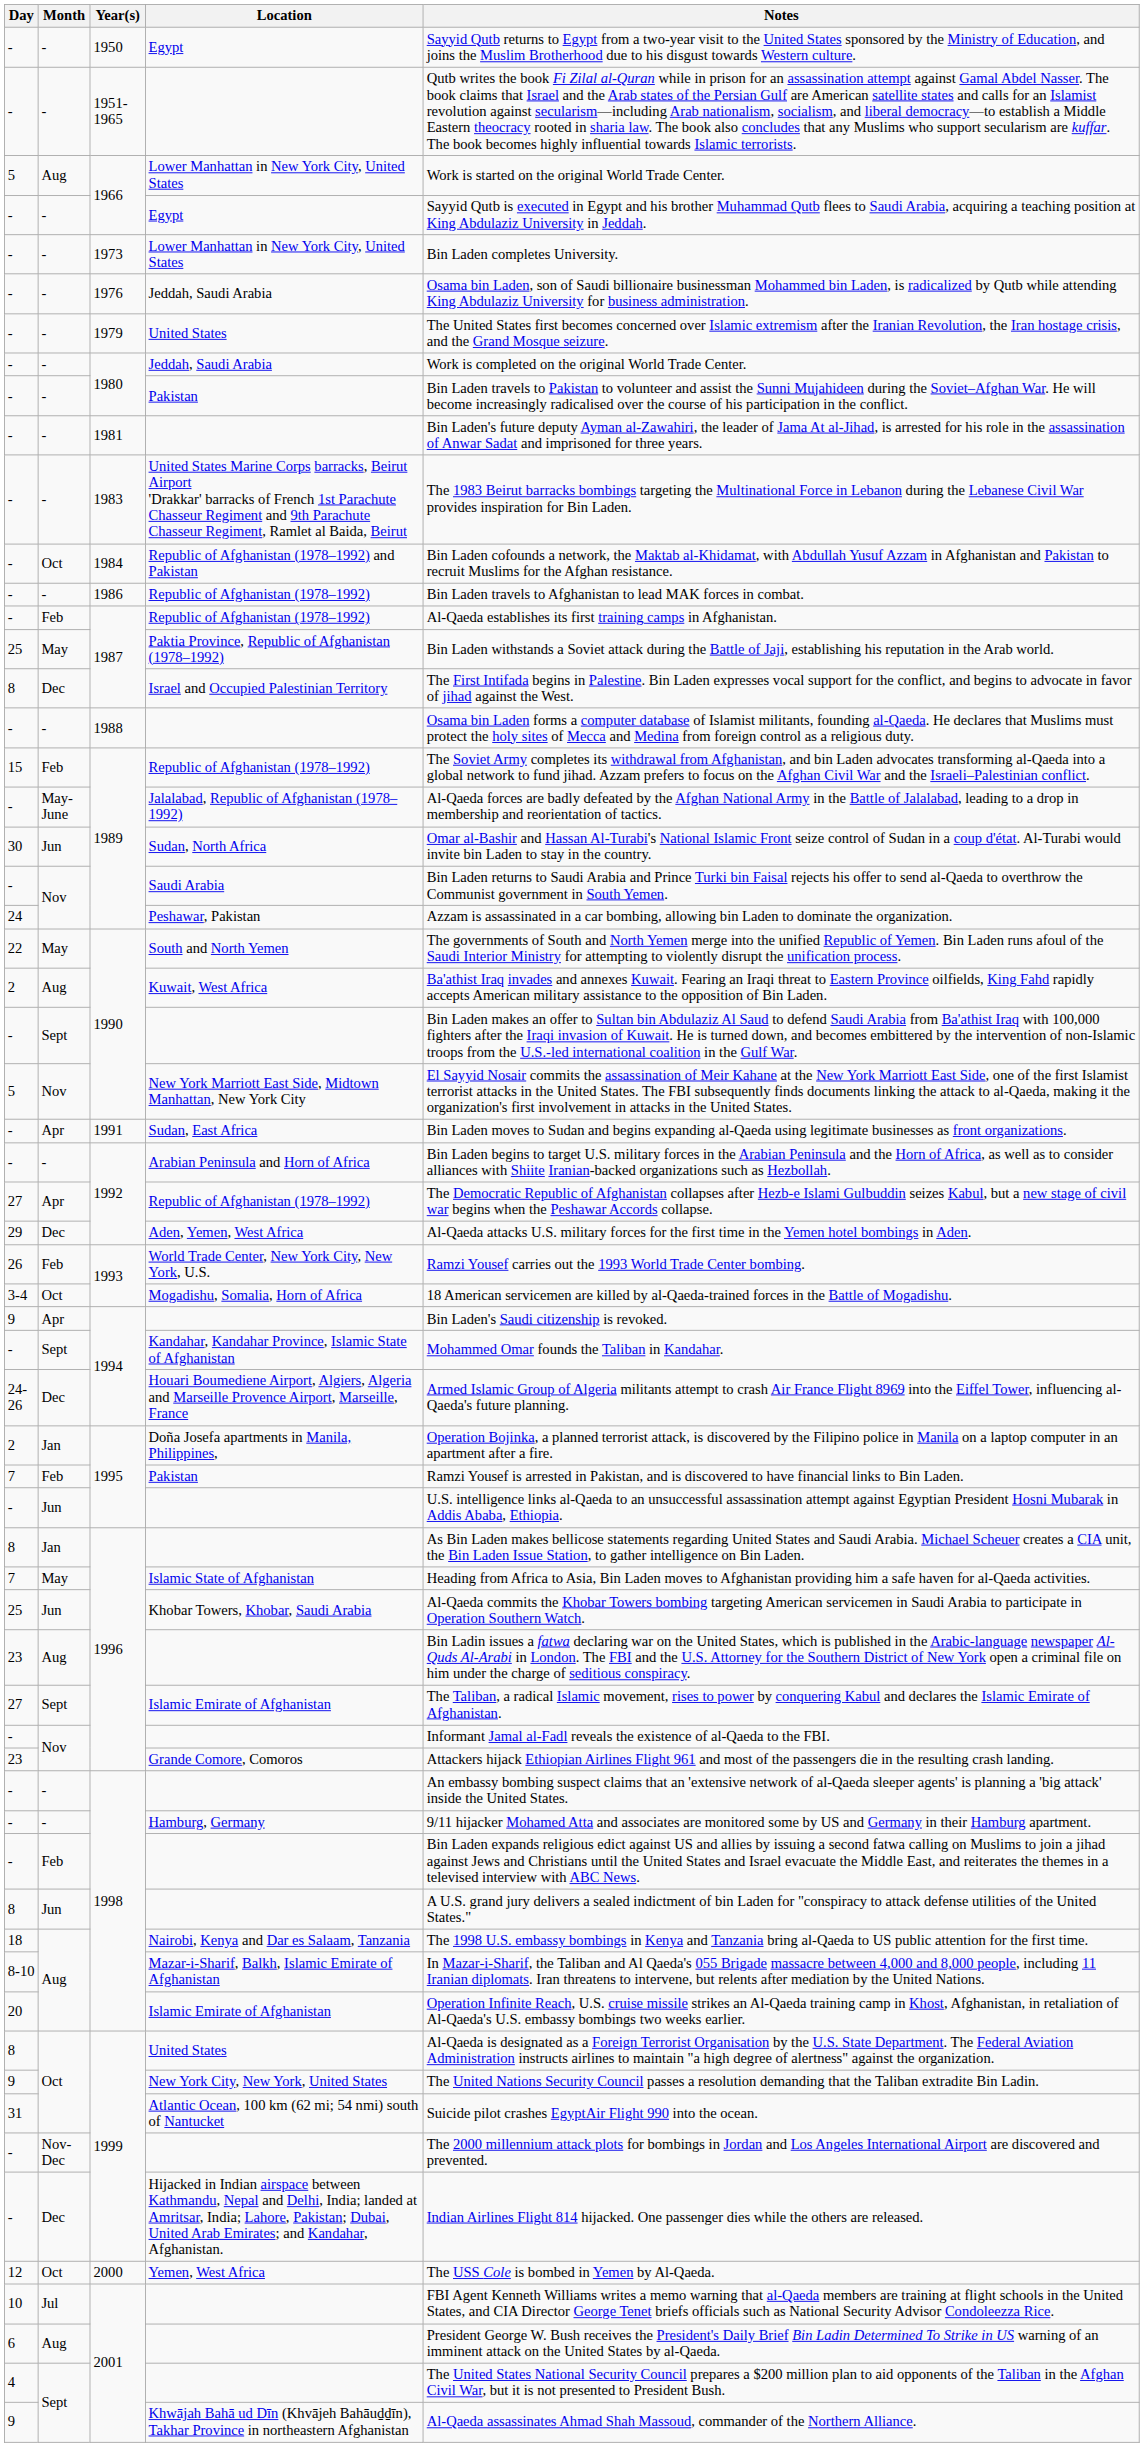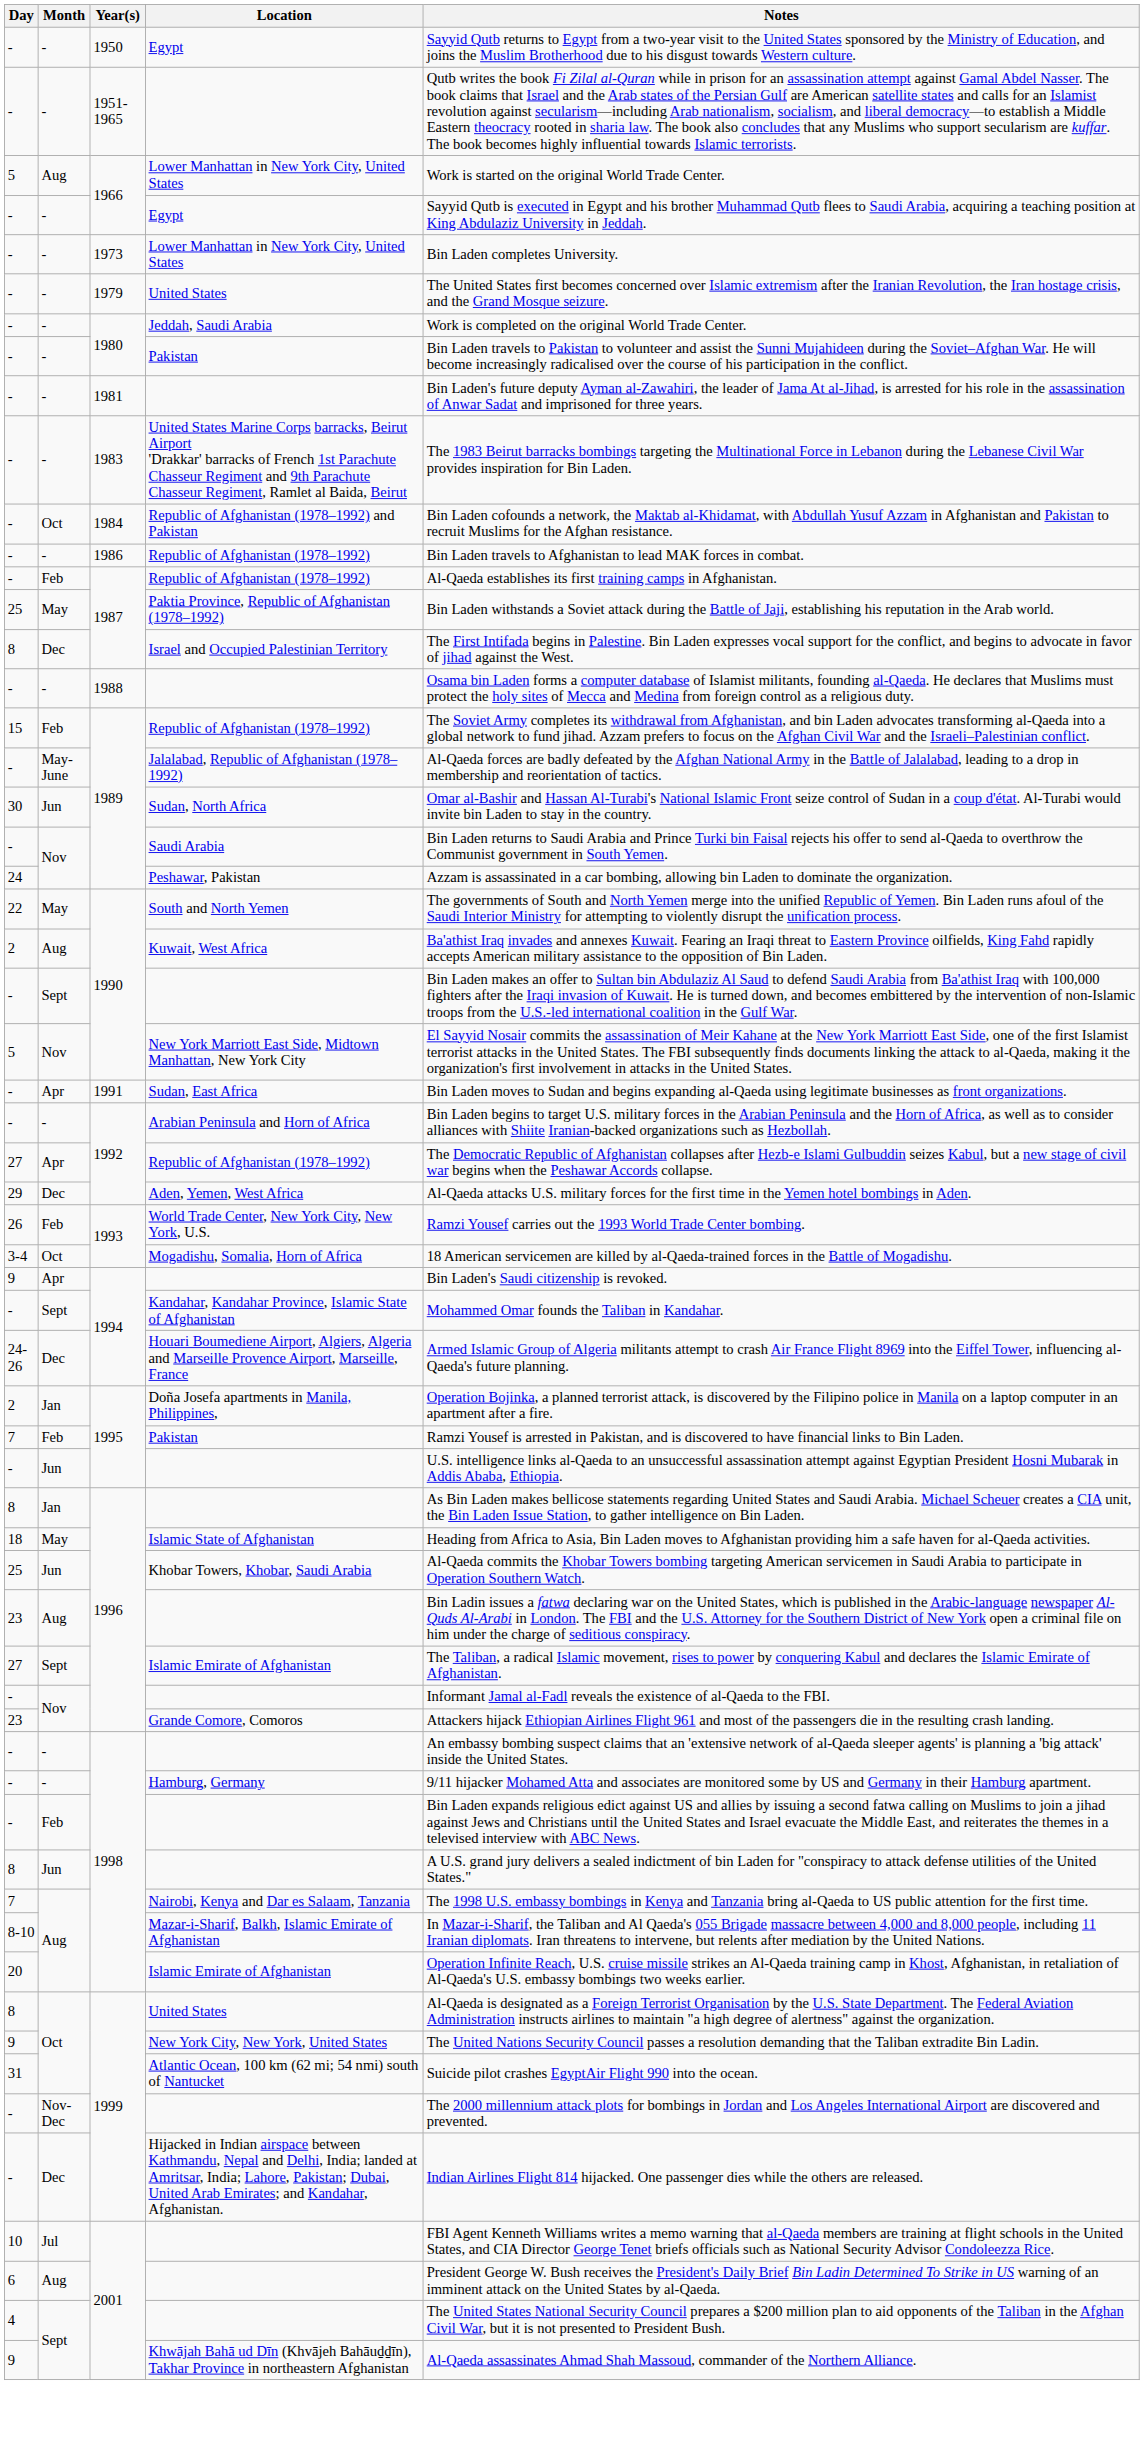- row: (108, 293)
(11, 1578) 7 -> (15, 1539) 18
(15, 1940) 18 -> (11, 1900) 7
- row: (108, 2272)
